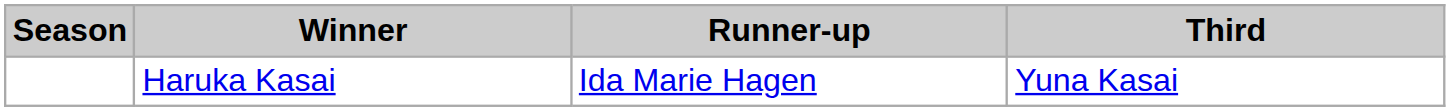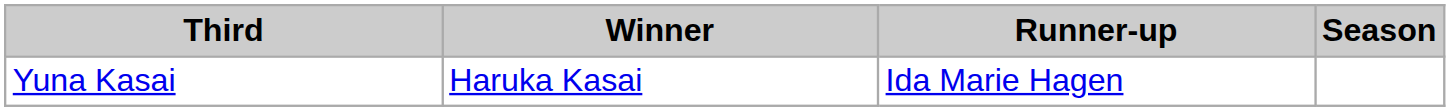columns swapped: (70, 30) <-> (1226, 30)
